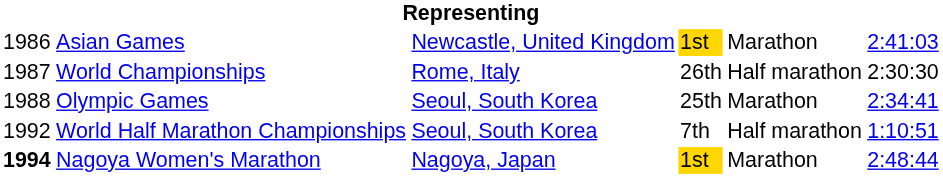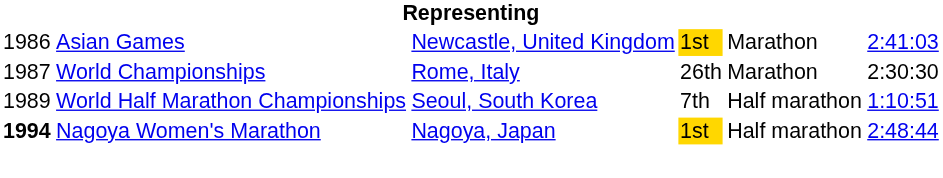(795, 71) Half marathon -> (772, 71) Marathon
- row: (132, 101)
(27, 130) 1992 -> (27, 101) 1989
(772, 160) Marathon -> (795, 130) Half marathon
